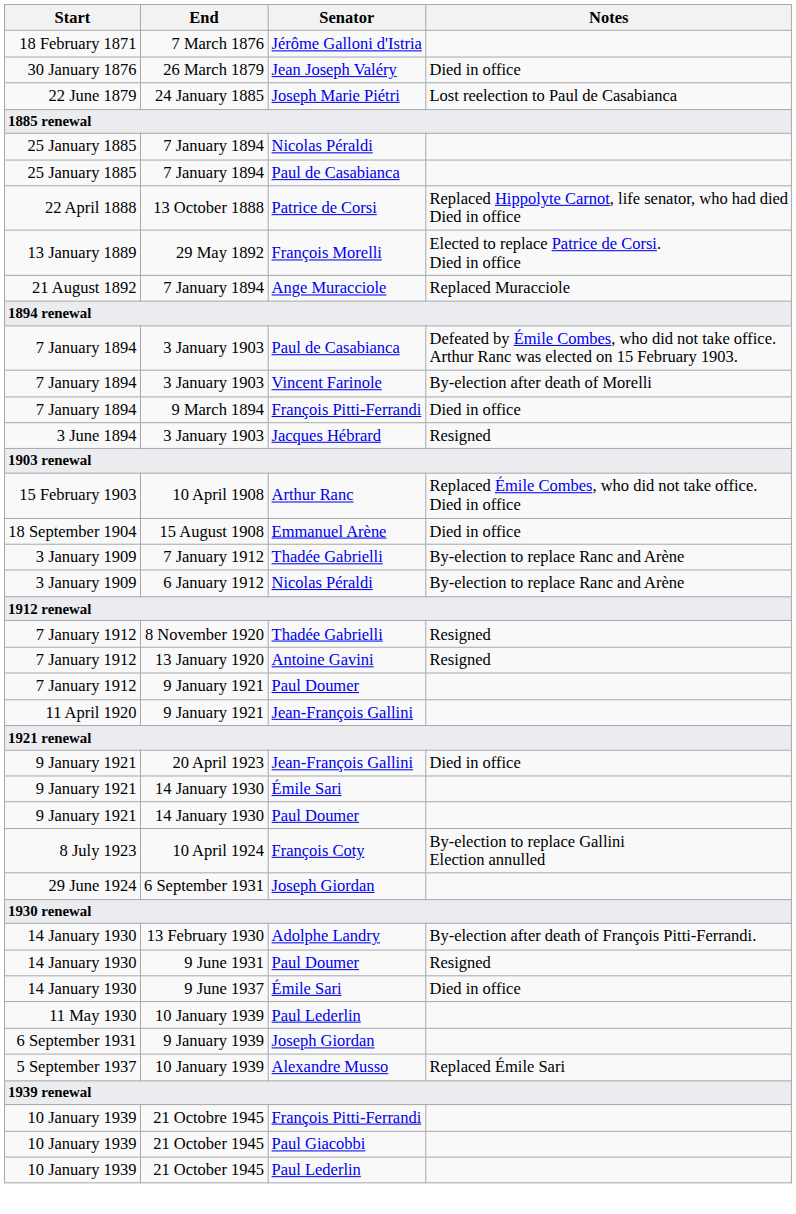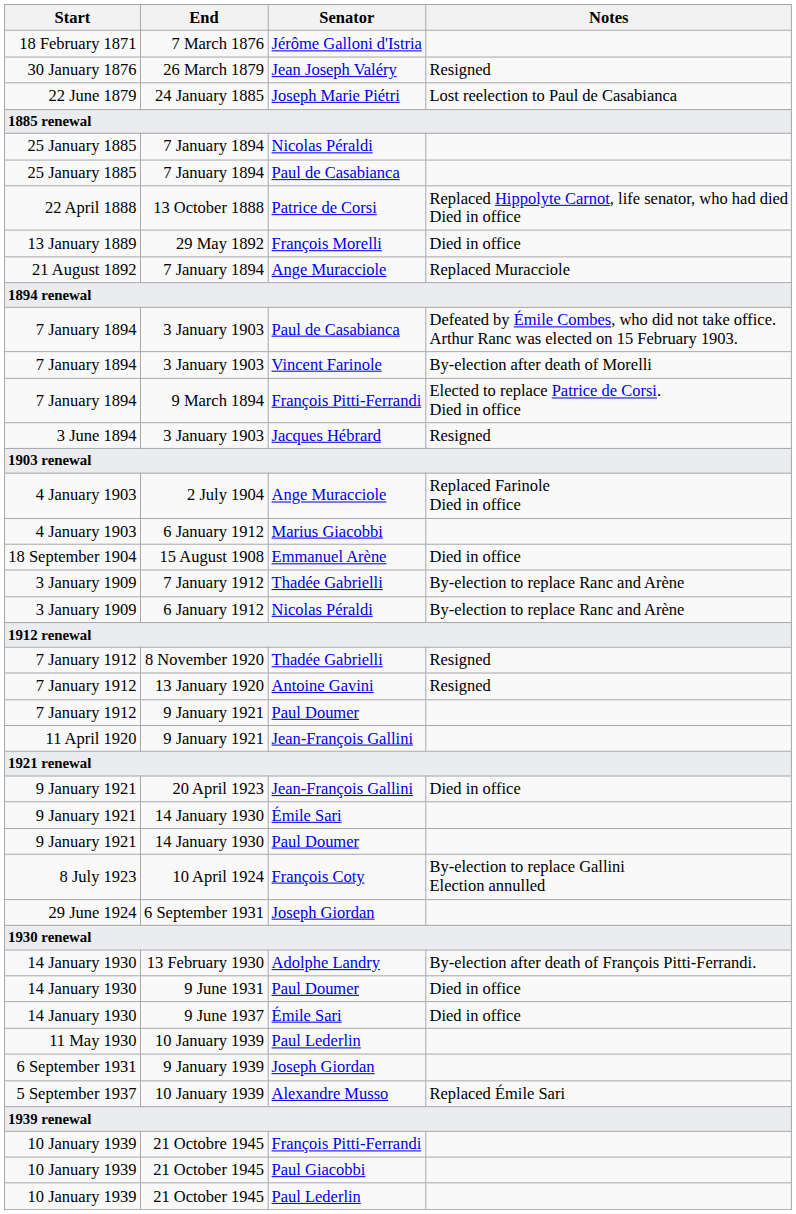(475, 69) Died in office -> (460, 69) Resigned
(545, 252) Elected to replace Patrice de Corsi. Died in office -> (475, 243) Died in office
(475, 409) Died in office -> (545, 400) Elected to replace Patrice de Corsi. Died in office
+ row: (226, 495)
- row: (218, 495)
+ row: (214, 531)
(460, 962) Resigned -> (475, 988) Died in office
